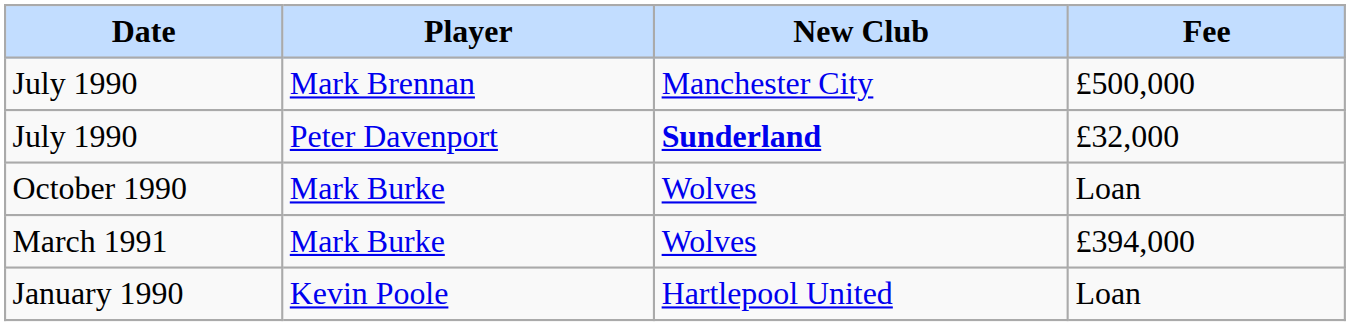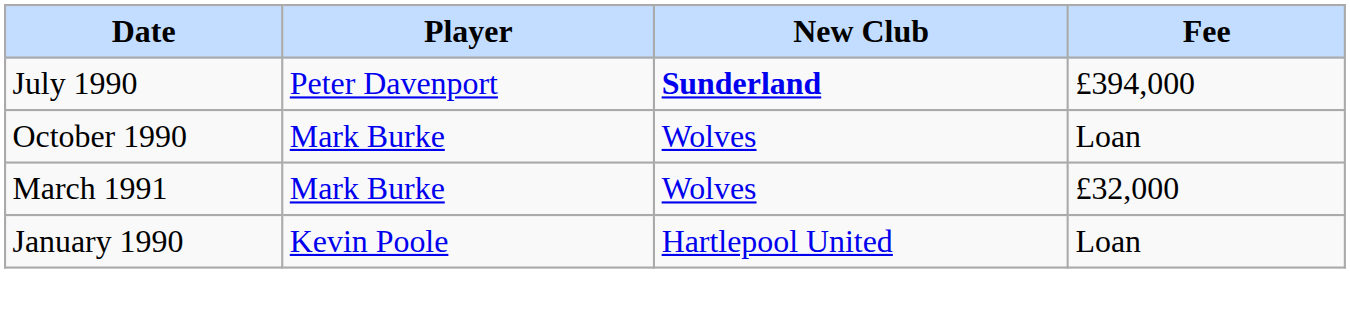- row: (75, 83)
(1127, 136) £32,000 -> (1135, 83) £394,000
(1135, 241) £394,000 -> (1127, 188) £32,000
